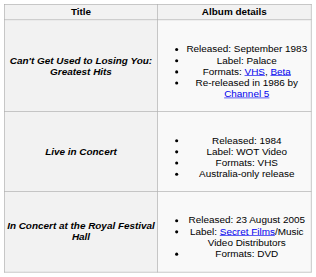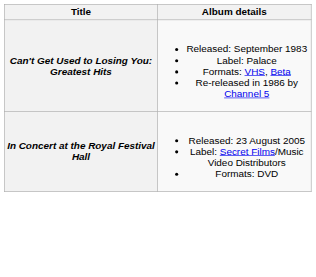- row: (81, 151)
